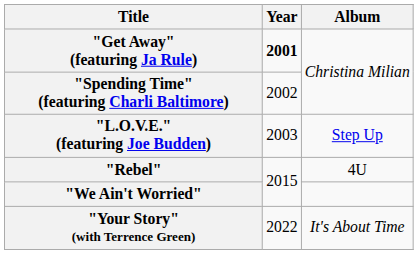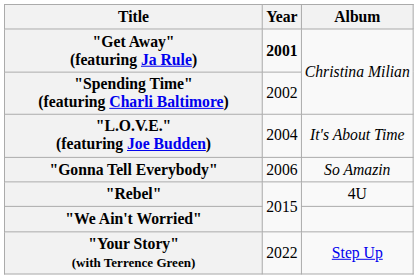(282, 135) 2003 -> (282, 135) 2004
(357, 135) Step Up -> (357, 135) It's About Time
+ row: (134, 169)
(357, 227) It's About Time -> (357, 252) Step Up
